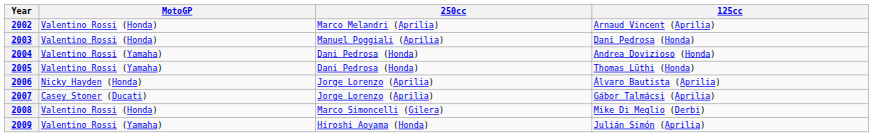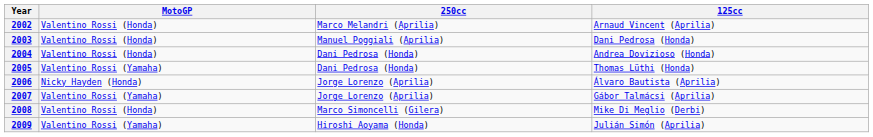(102, 54) Valentino Rossi (Yamaha) -> (99, 54) Valentino Rossi (Honda)
(94, 96) Casey Stoner (Ducati) -> (102, 96) Valentino Rossi (Yamaha)
